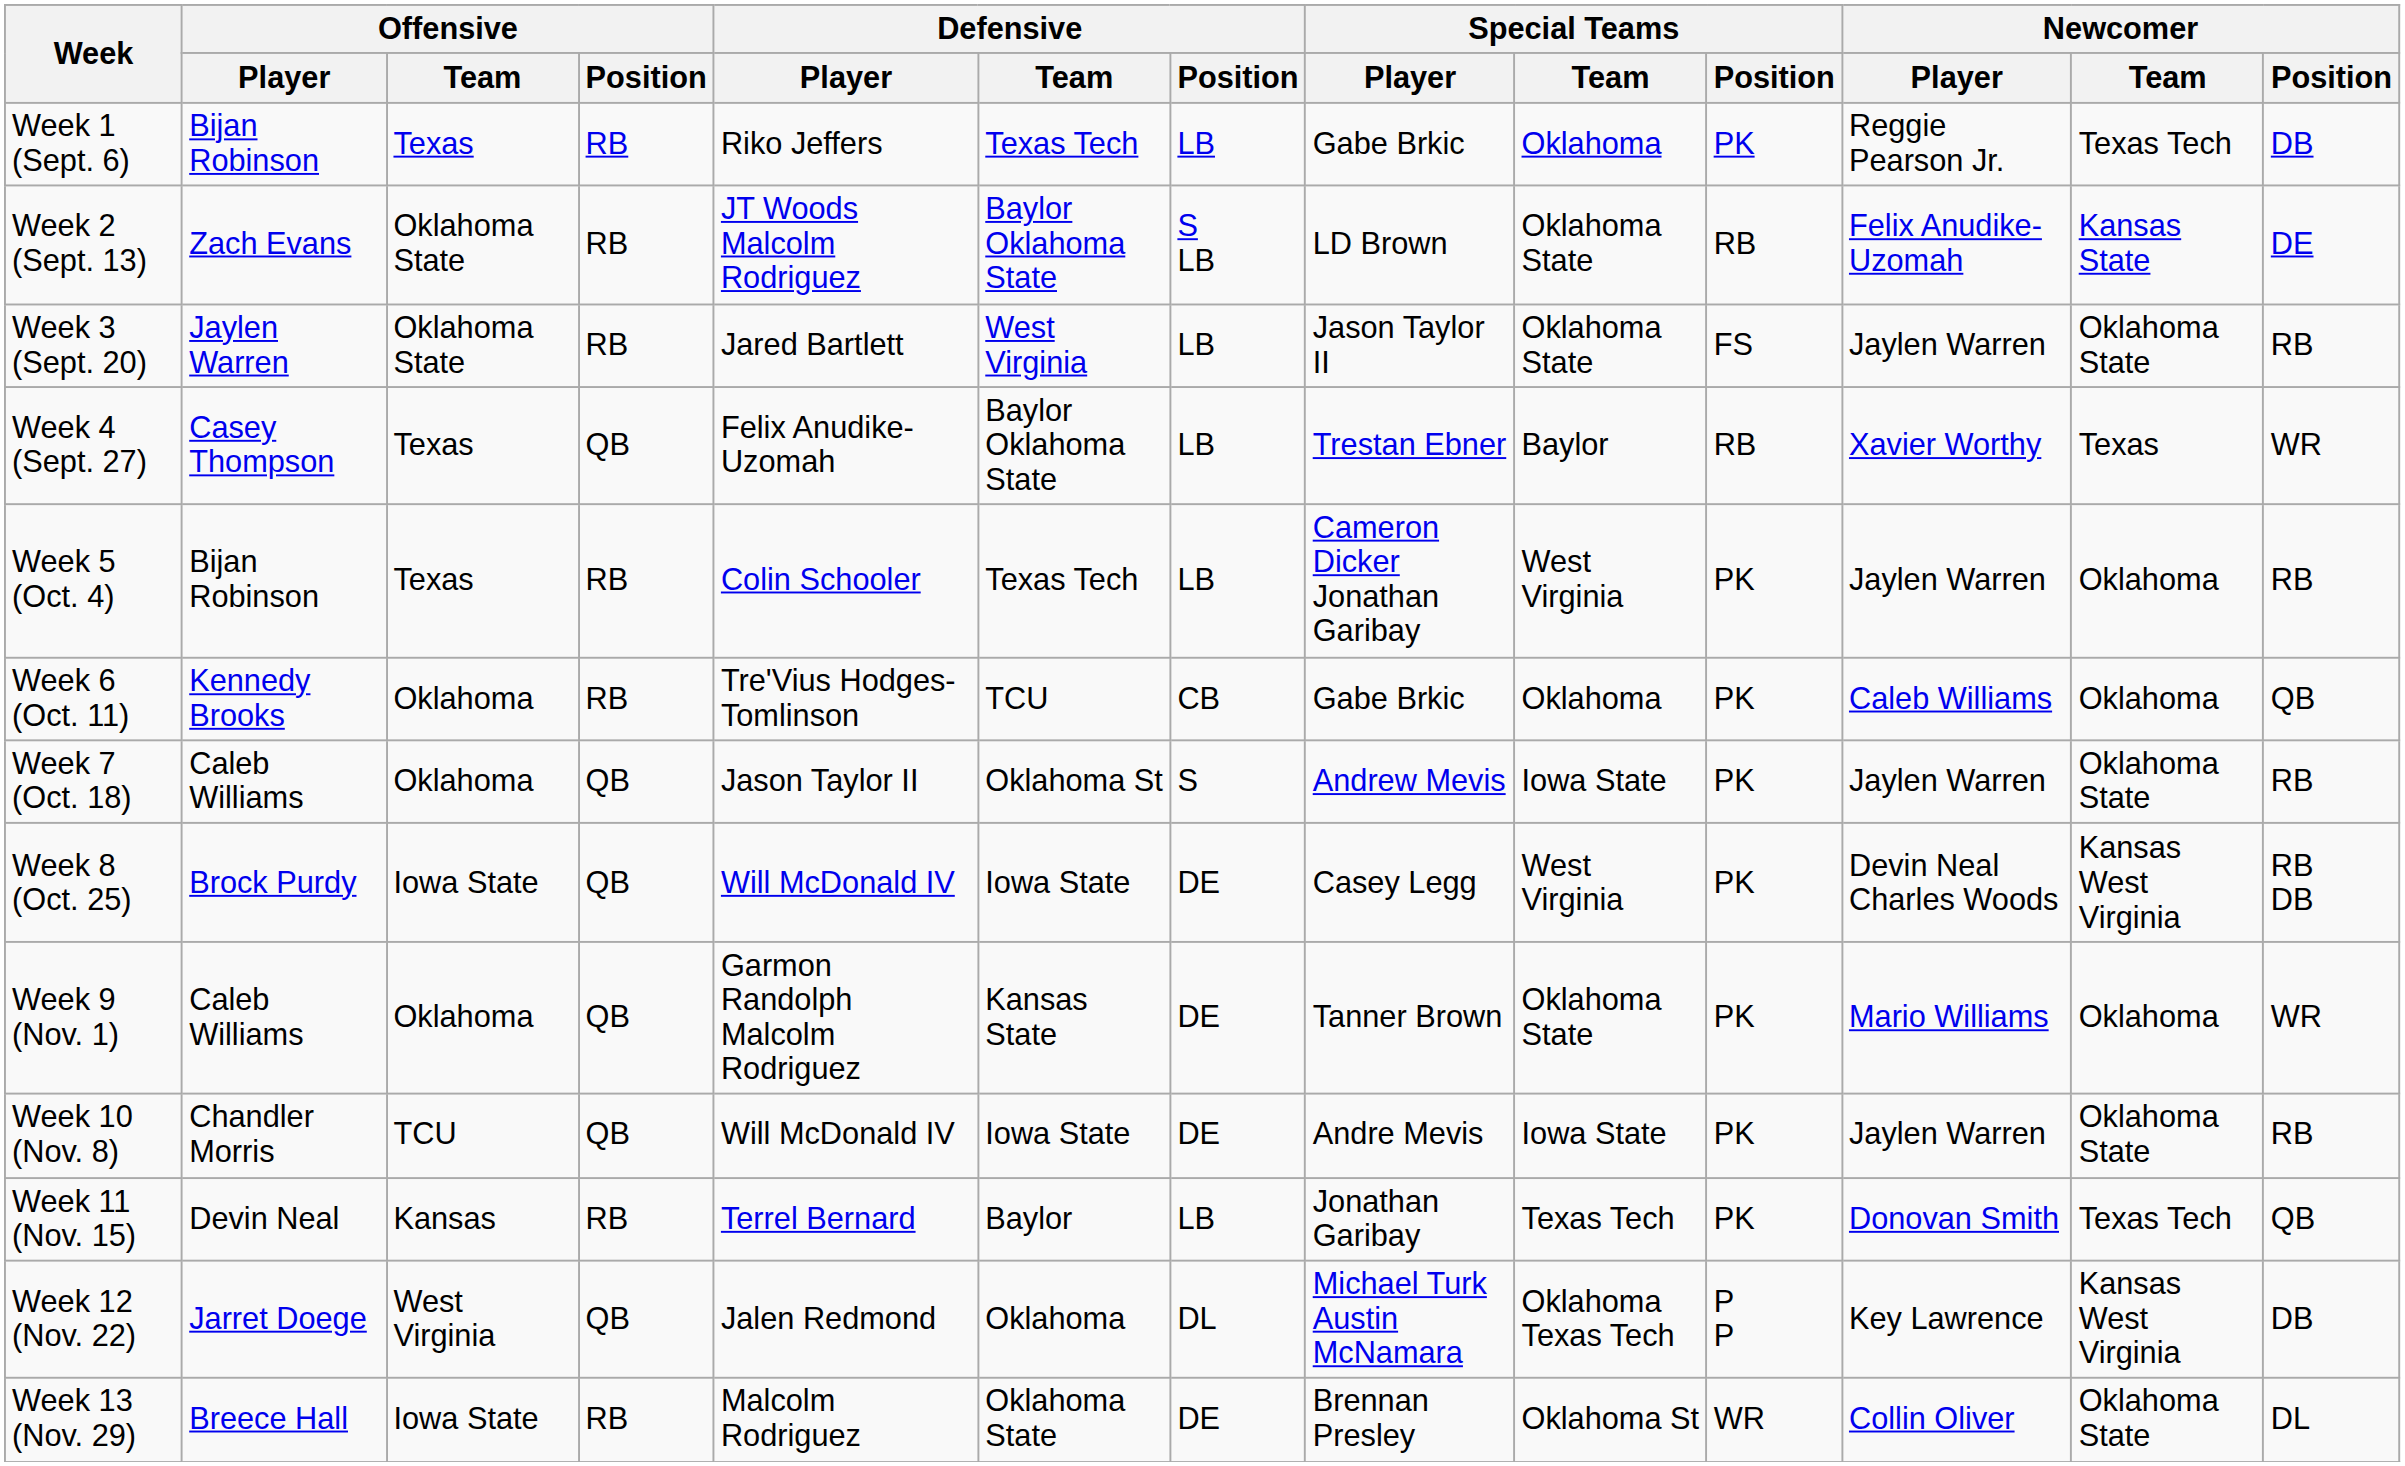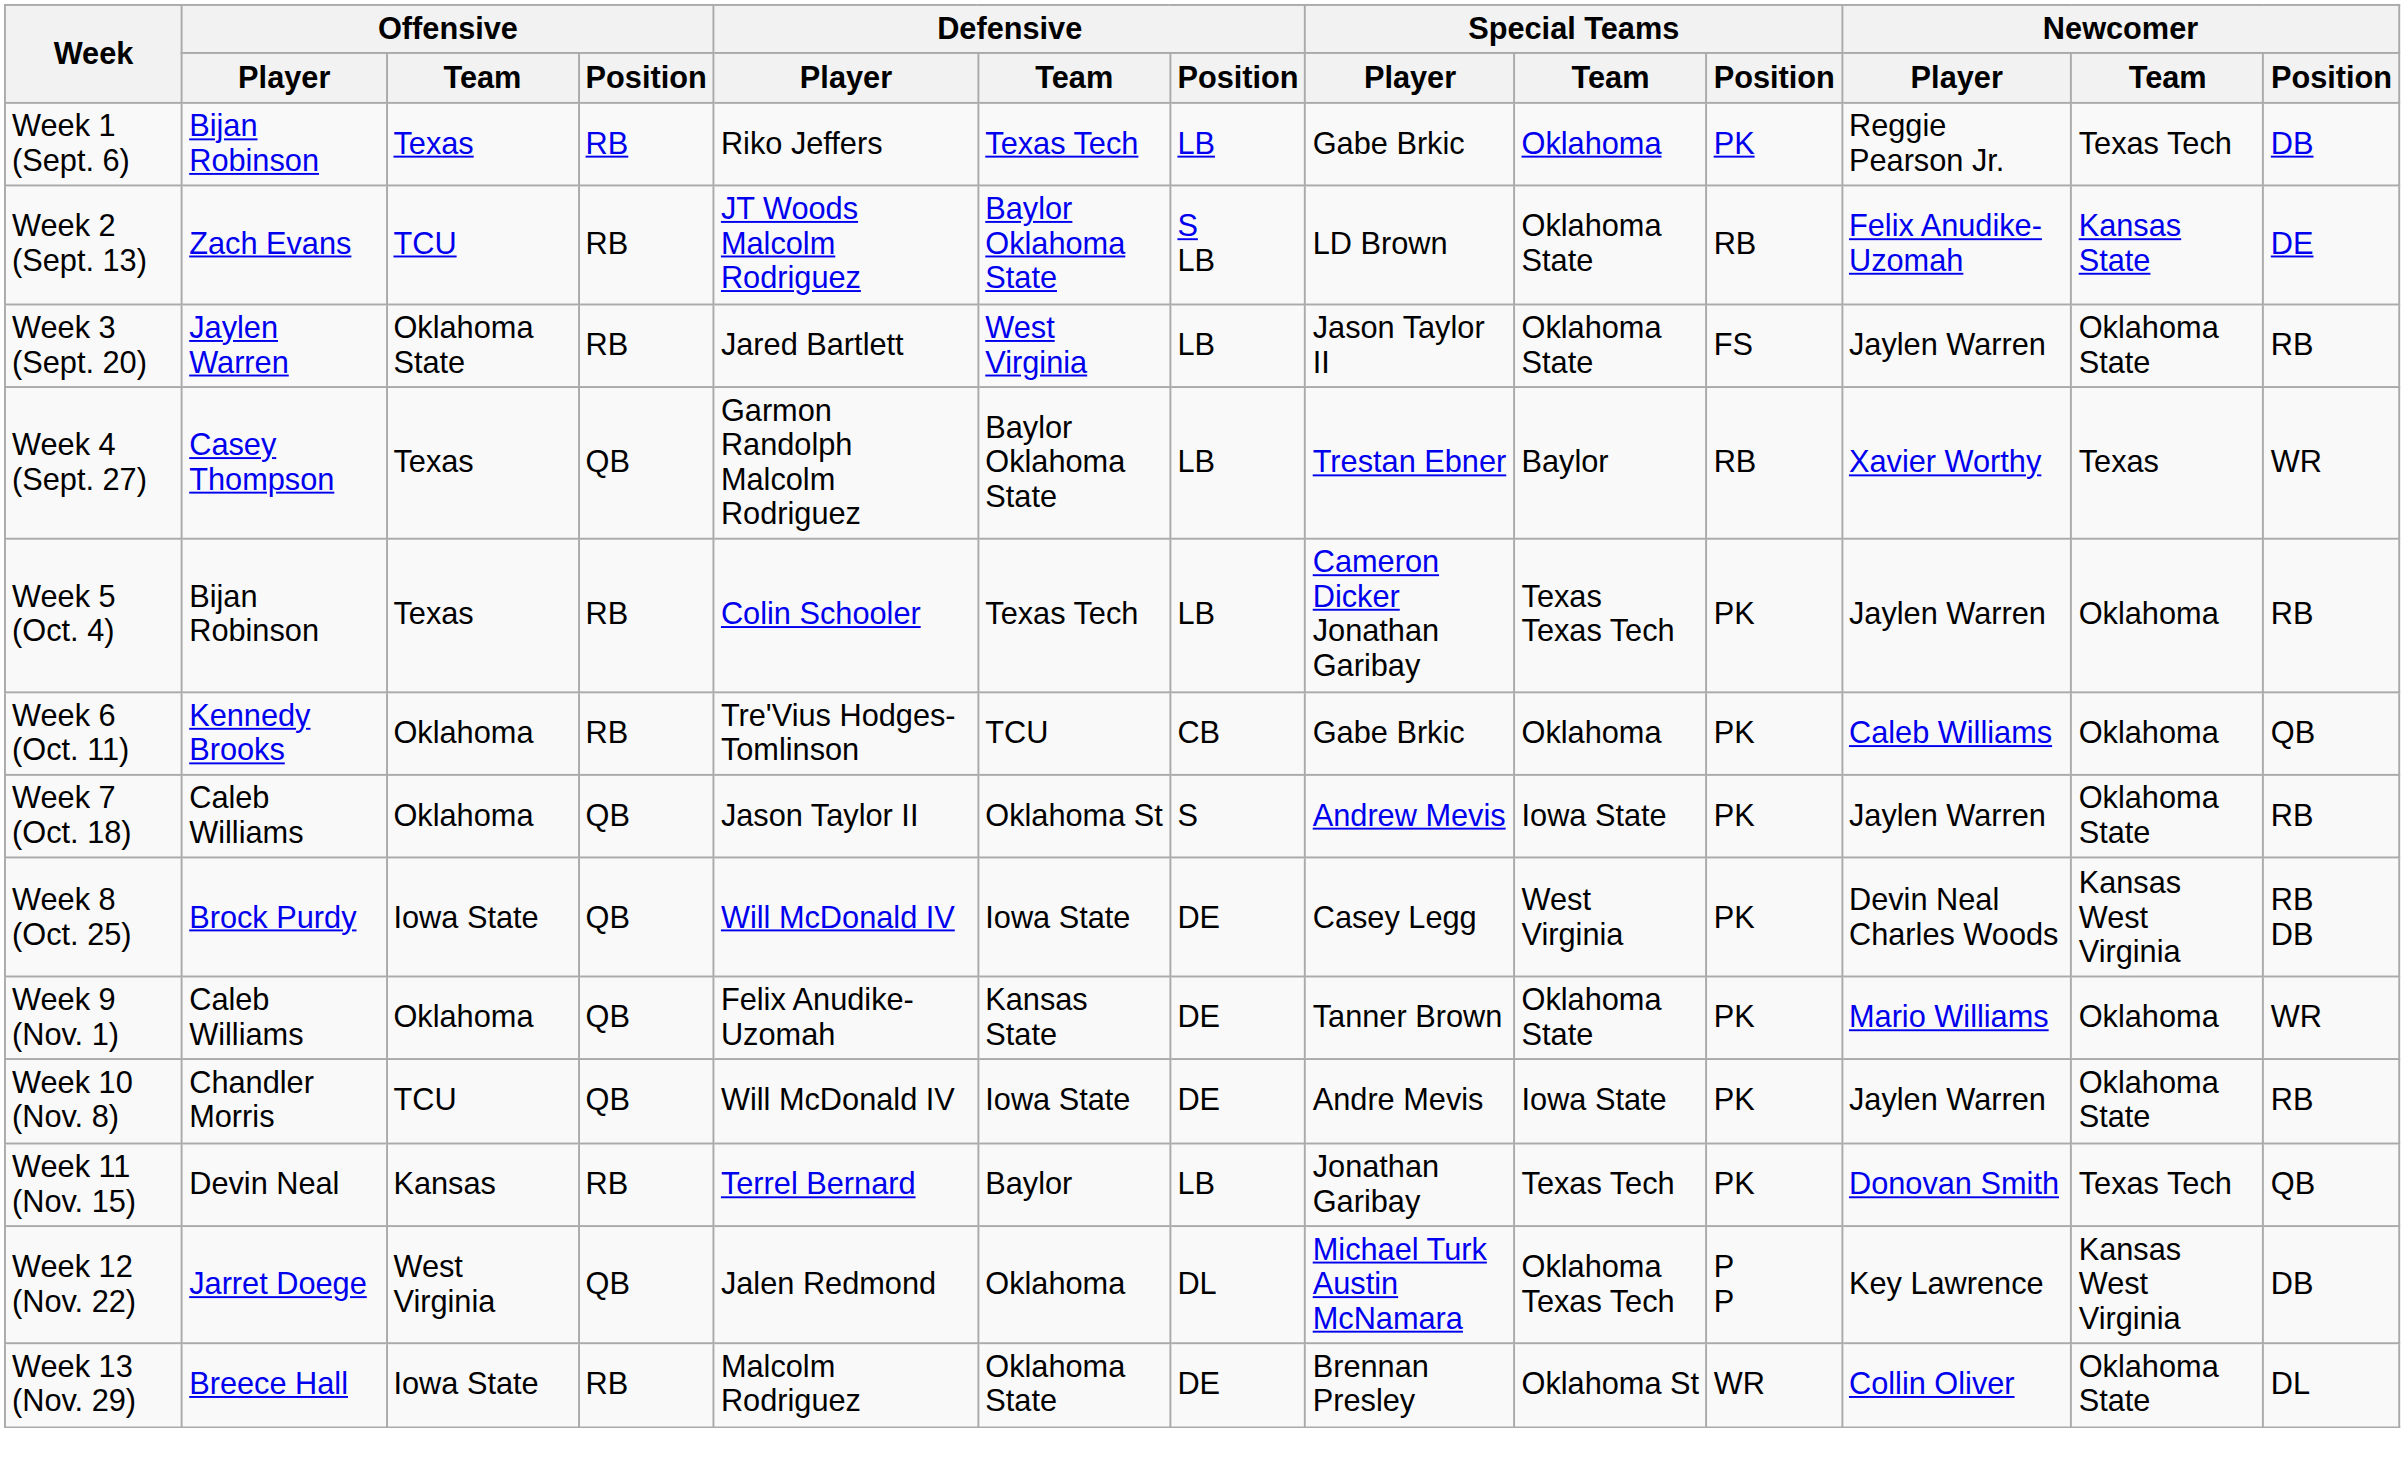(463, 244) Oklahoma State -> (425, 244) TCU
(817, 445) Felix Anudike-Uzomah -> (791, 462) Garmon Randolph Malcolm Rodriguez
(1572, 580) West Virginia -> (1598, 614) Texas Texas Tech
(791, 1017) Garmon Randolph Malcolm Rodriguez -> (817, 1017) Felix Anudike-Uzomah
